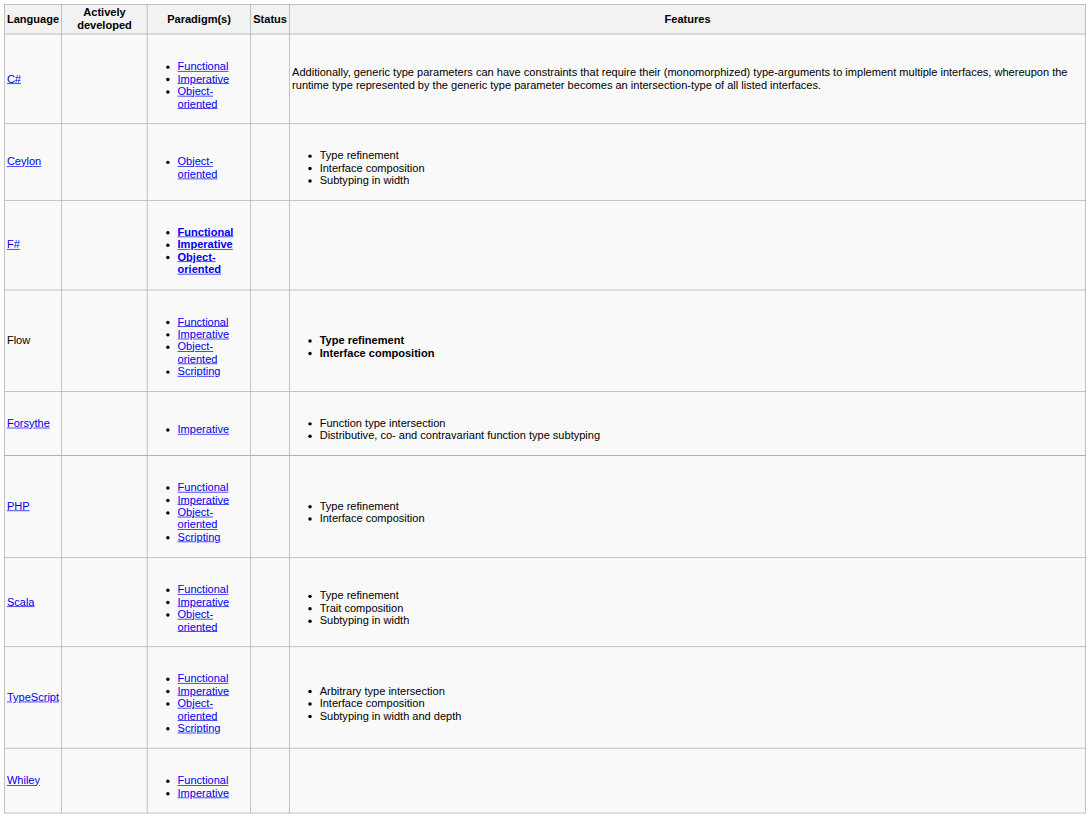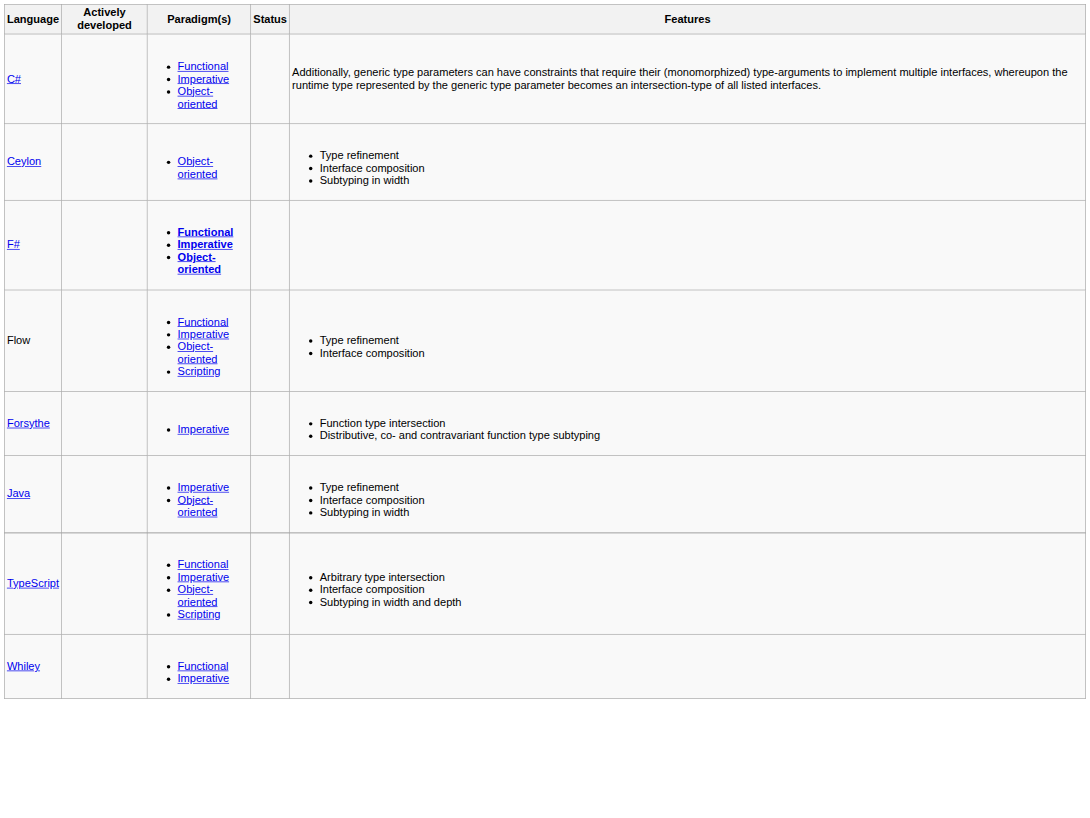(688, 347) bold -> (688, 347) normal
+ row: (19, 494)
- row: (18, 506)
- row: (21, 602)
